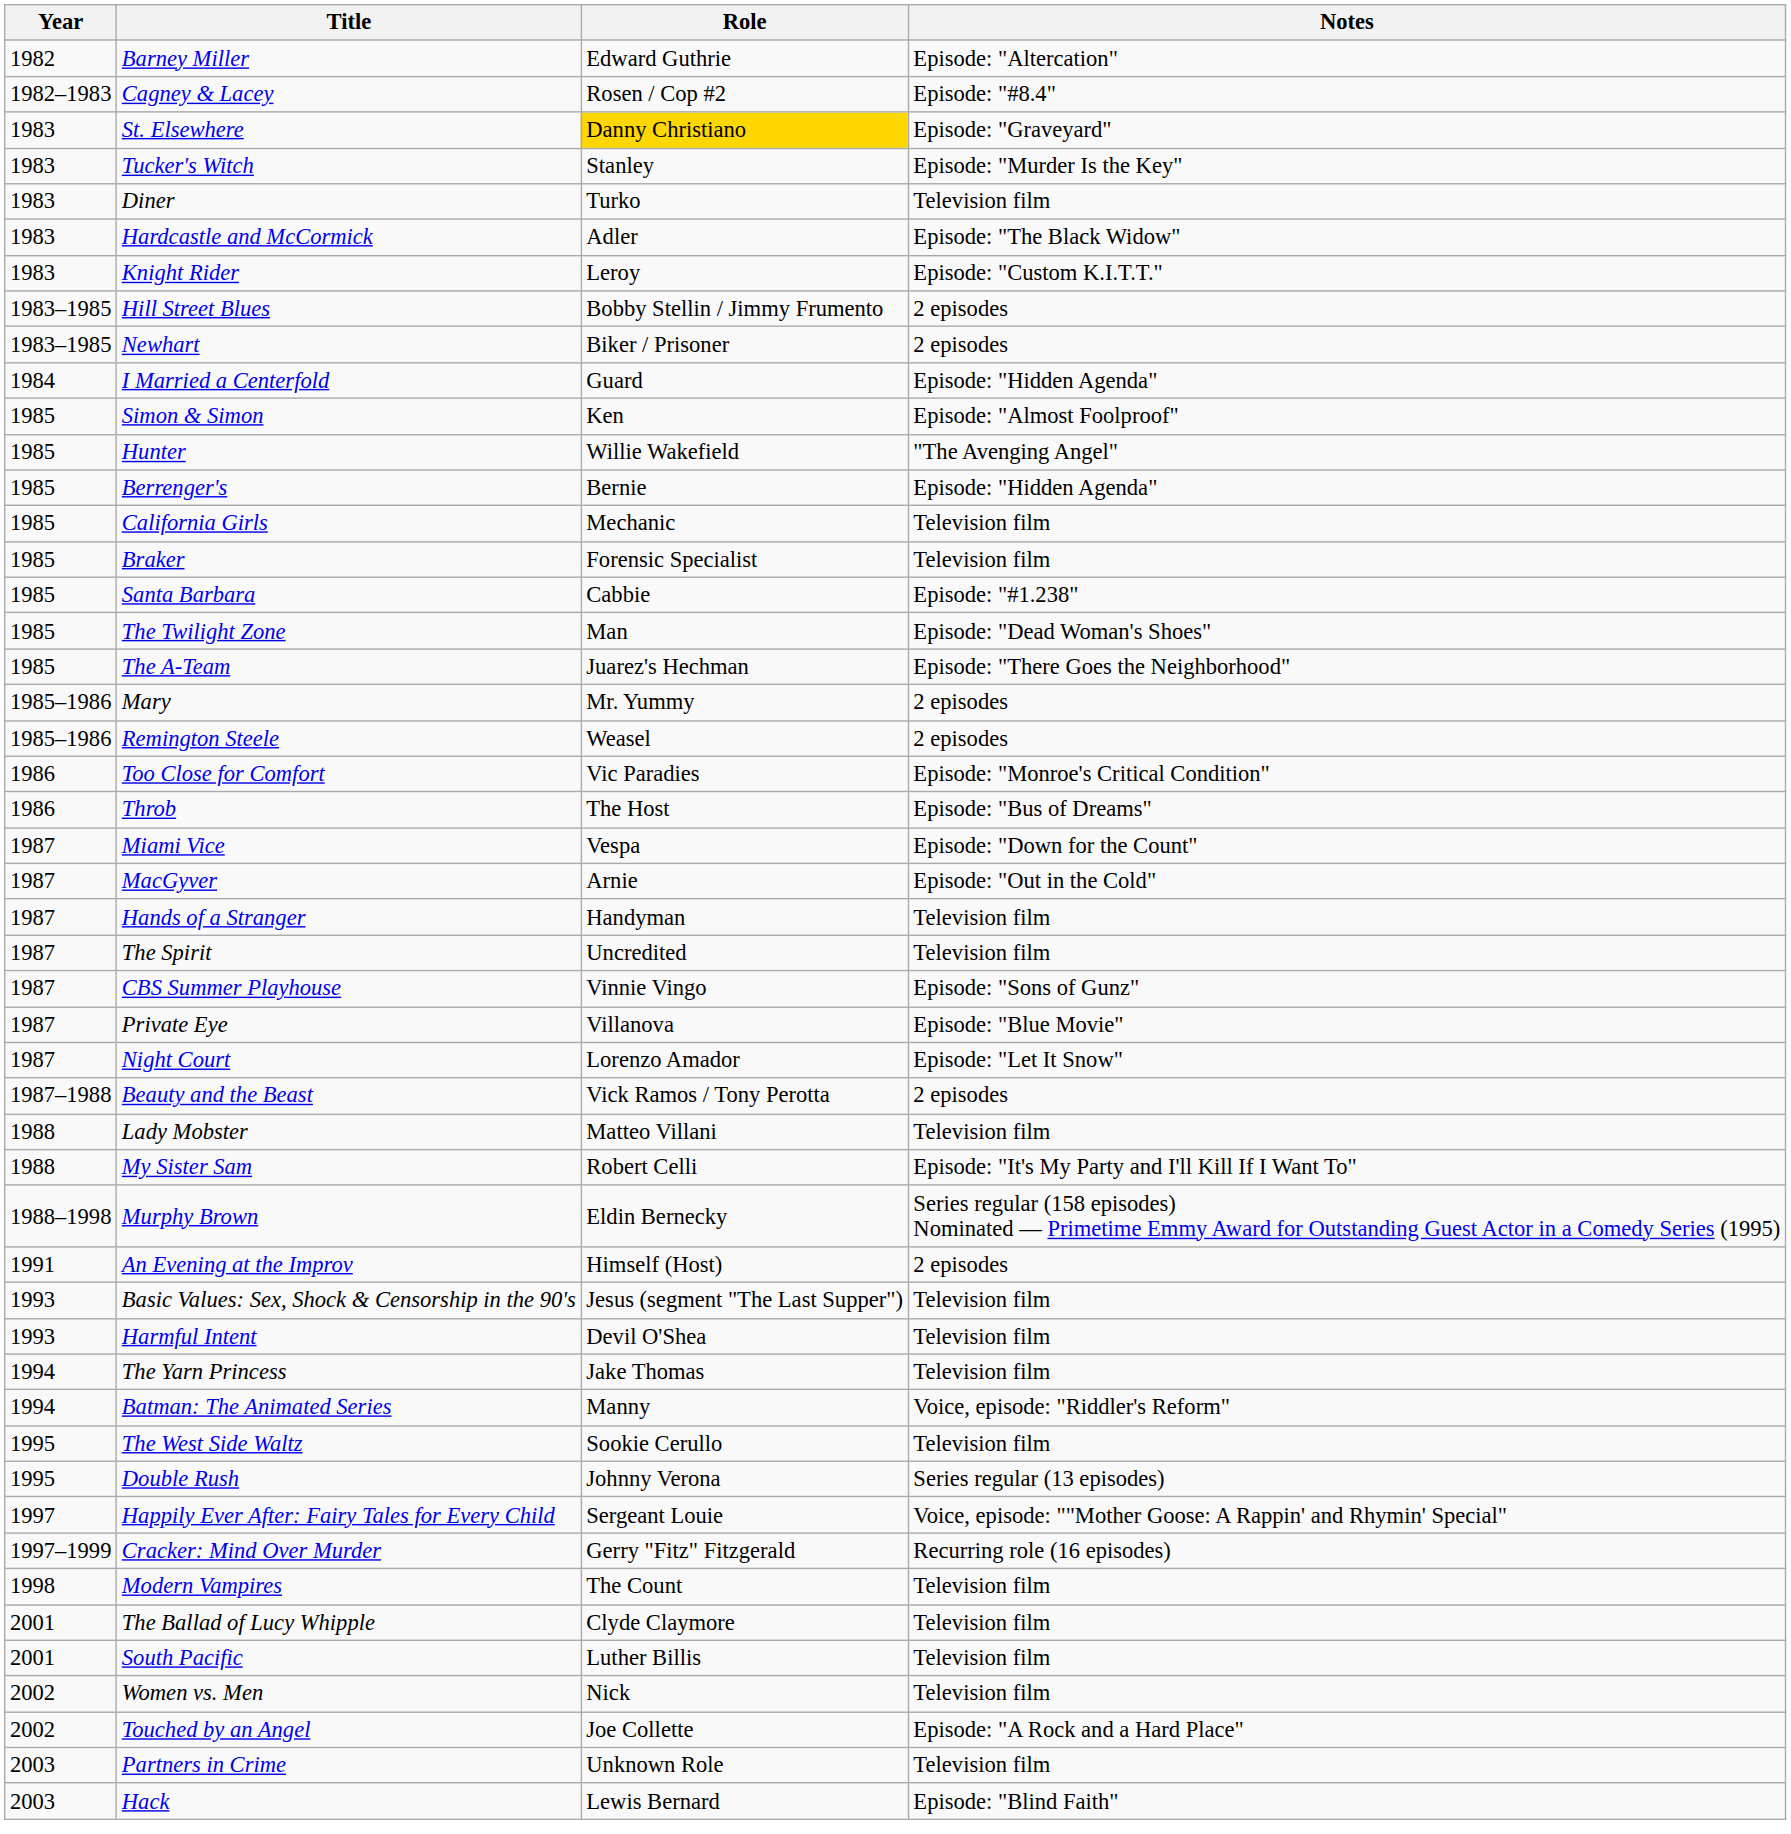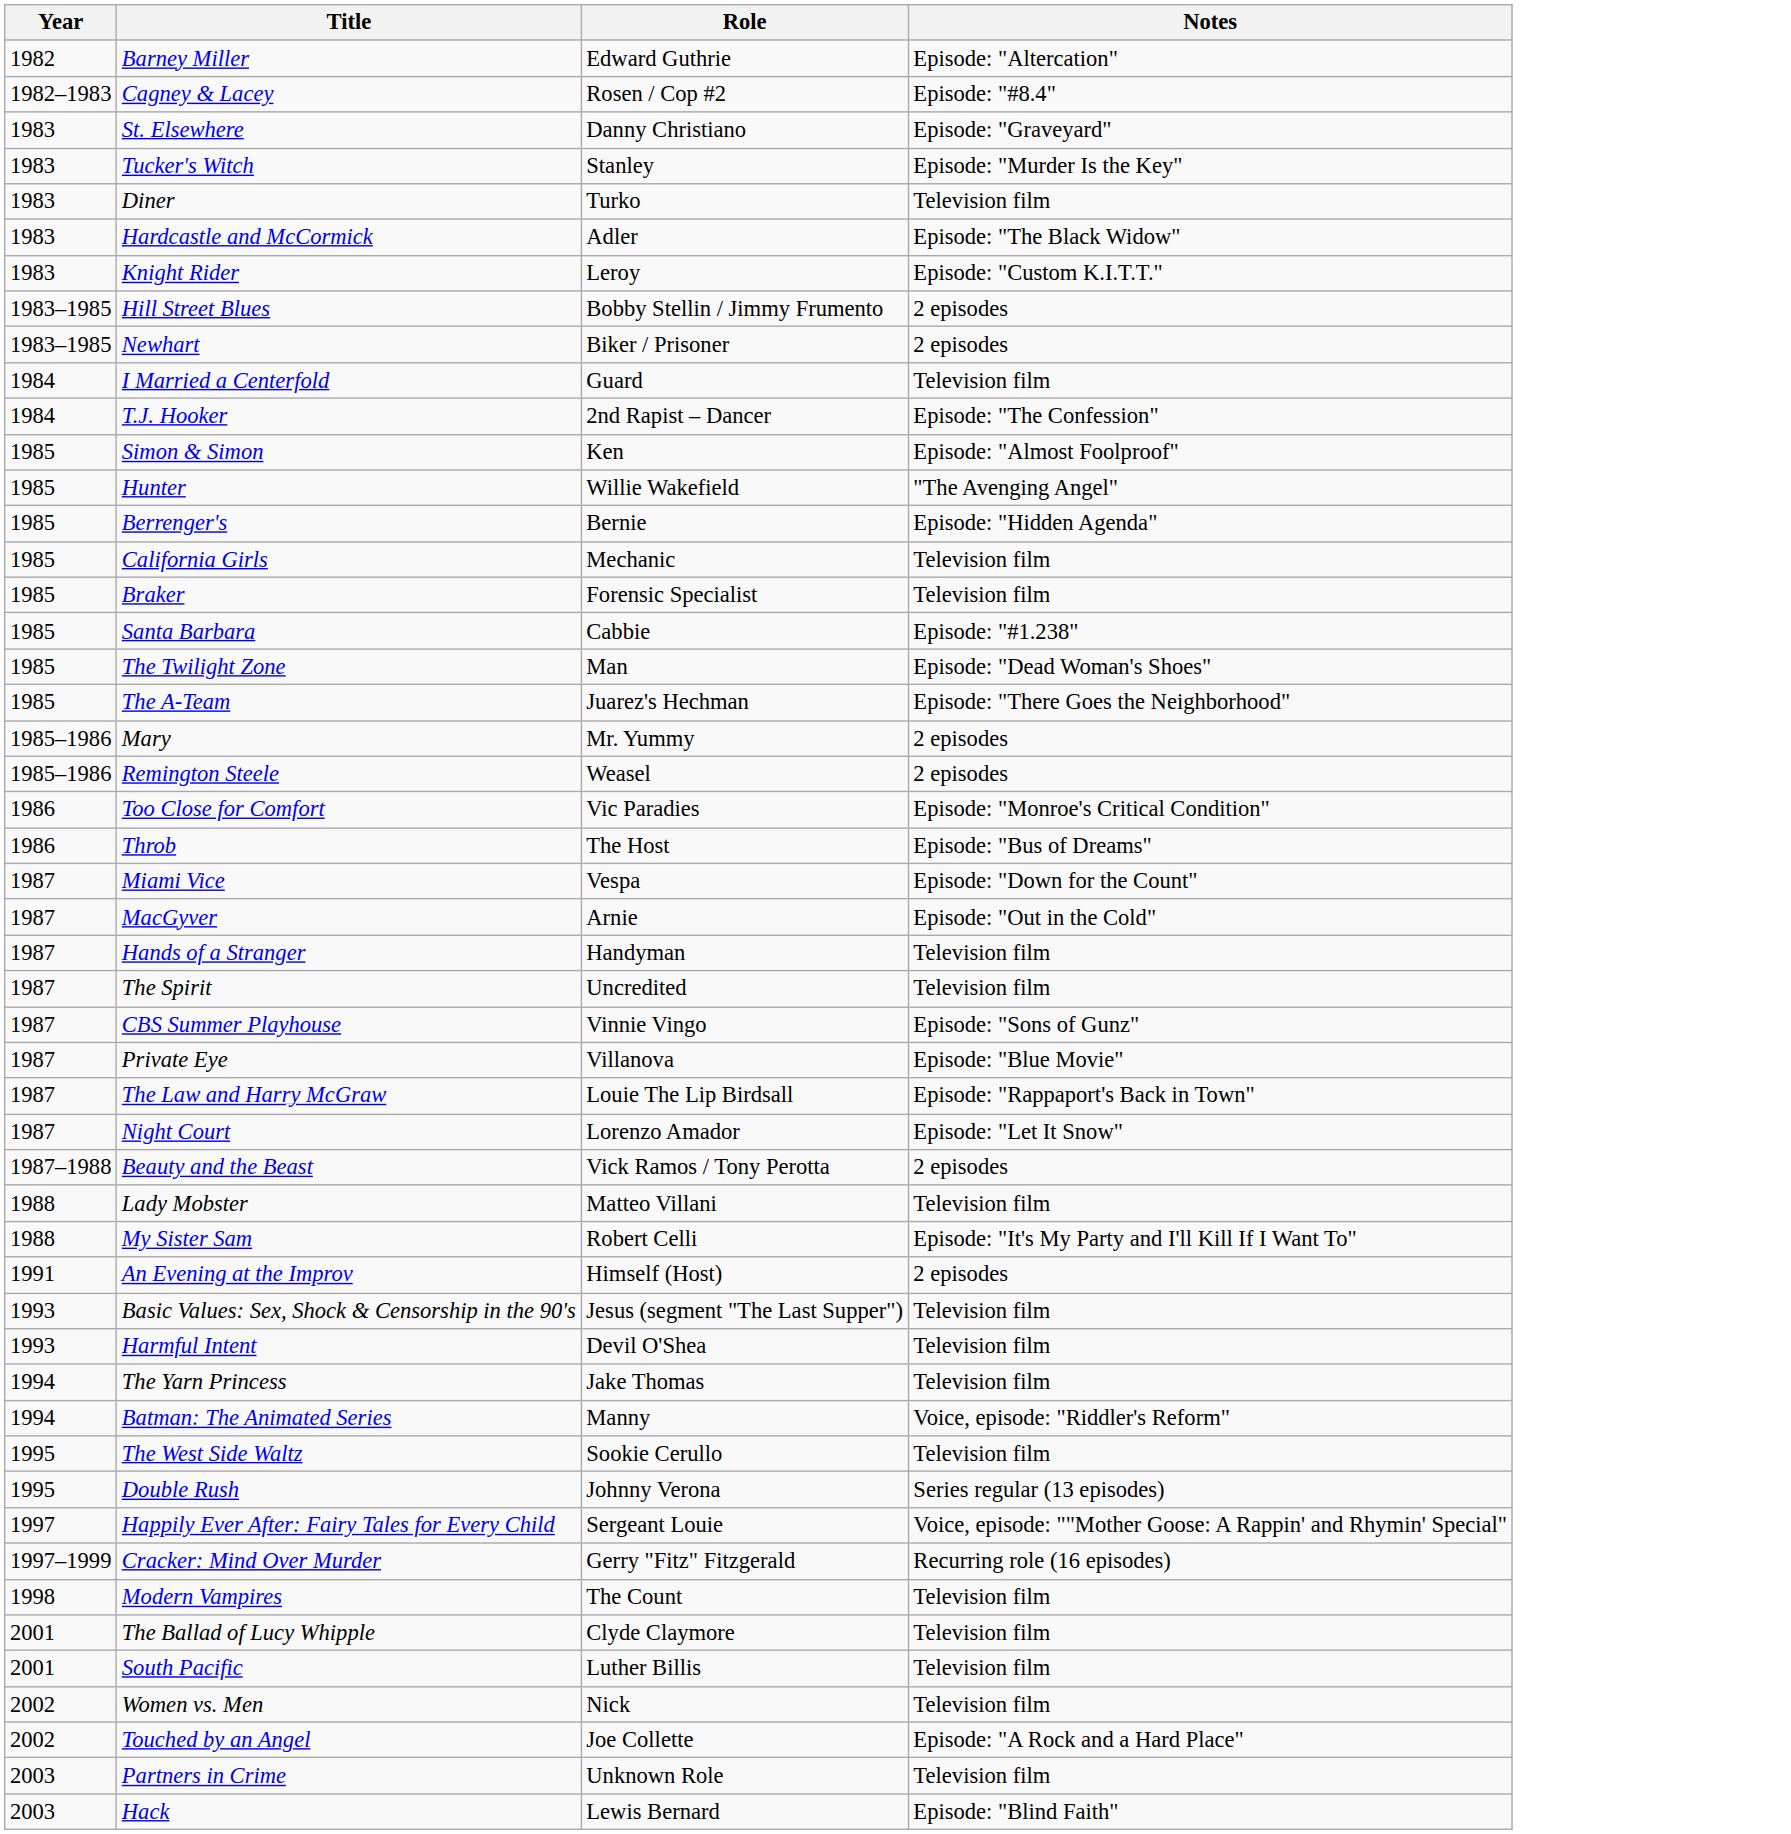(666, 129) gold background -> (666, 129) no background
(1035, 380) Episode: "Hidden Agenda" -> (982, 380) Television film
+ row: (175, 415)
+ row: (254, 1095)
- row: (190, 1215)
